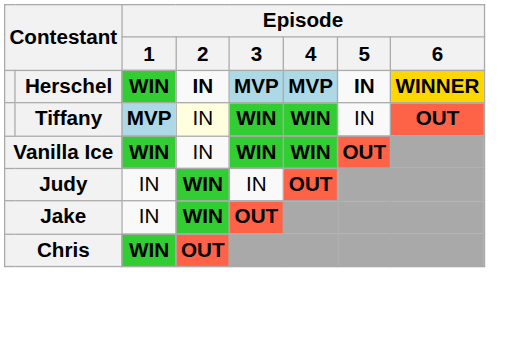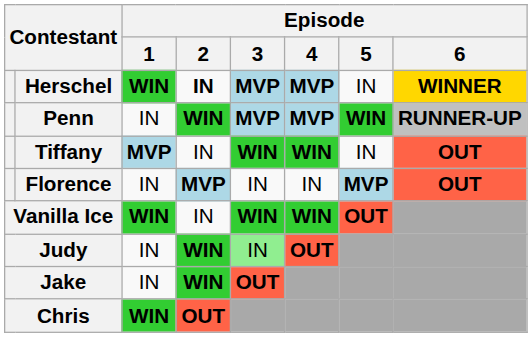(364, 86) bold -> (366, 86) normal
+ row: (69, 119)
(203, 119) lightyellow background -> (203, 151) no background
+ row: (69, 184)
(256, 184) no background -> (258, 250) lightgreen background
